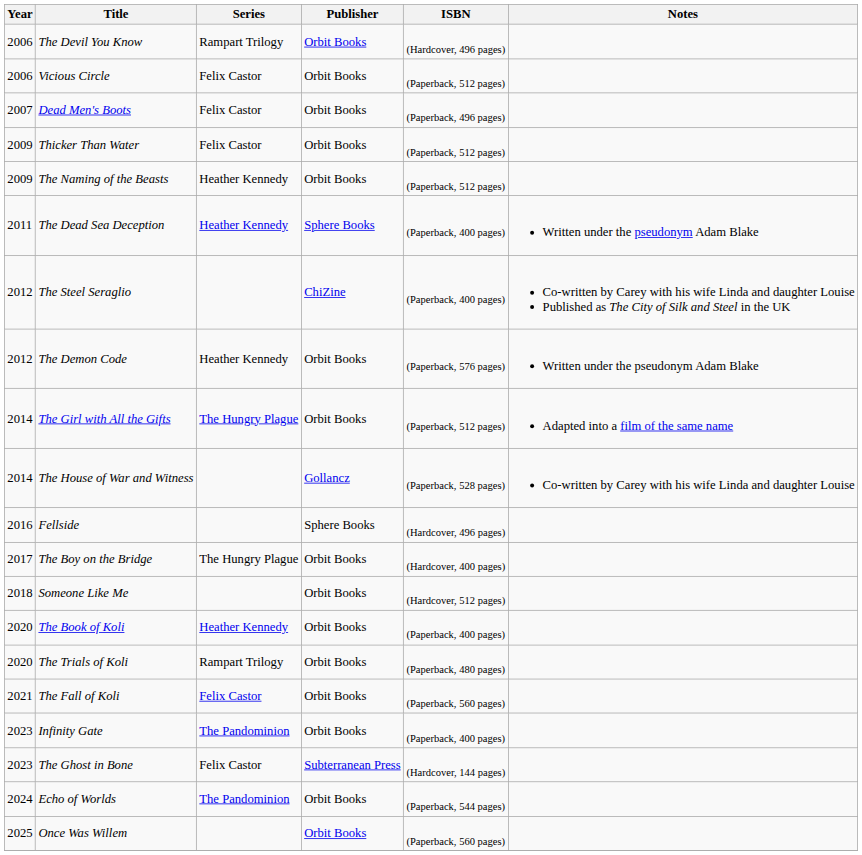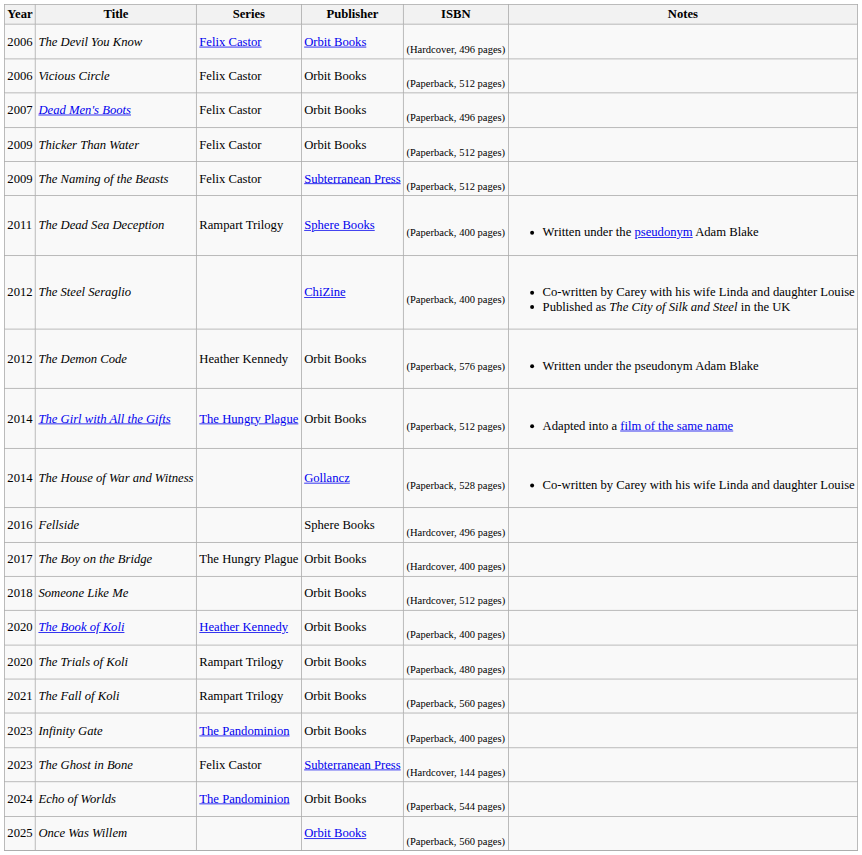(241, 41) Rampart Trilogy -> (230, 41) Felix Castor
(244, 178) Heather Kennedy -> (230, 178) Felix Castor
(335, 178) Orbit Books -> (352, 178) Subterranean Press
(244, 225) Heather Kennedy -> (241, 225) Rampart Trilogy
(230, 696) Felix Castor -> (241, 696) Rampart Trilogy
